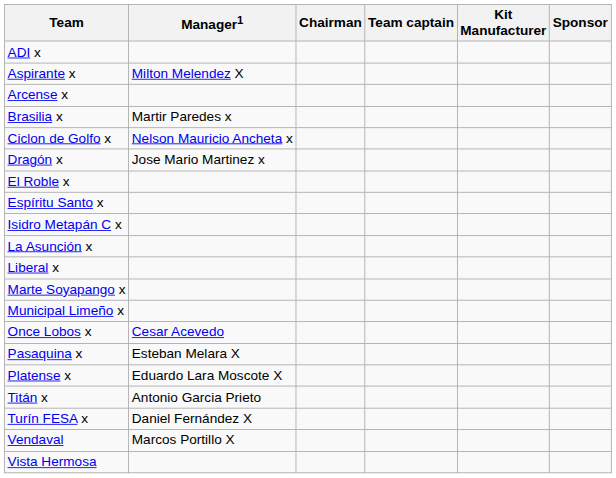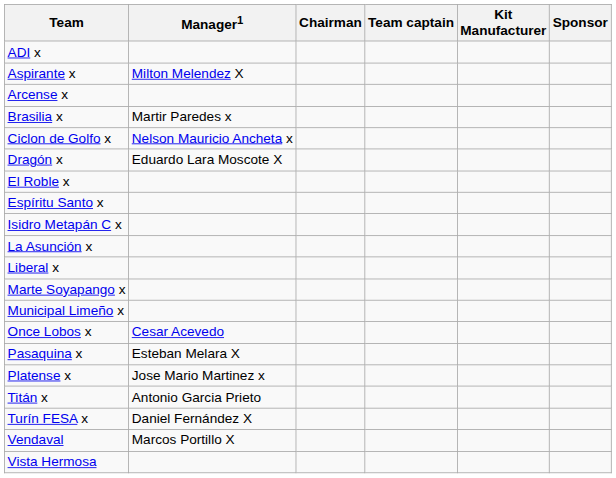(198, 159) Jose Mario Martinez x -> (207, 159) Eduardo Lara Moscote X
(207, 375) Eduardo Lara Moscote X -> (198, 375) Jose Mario Martinez x
